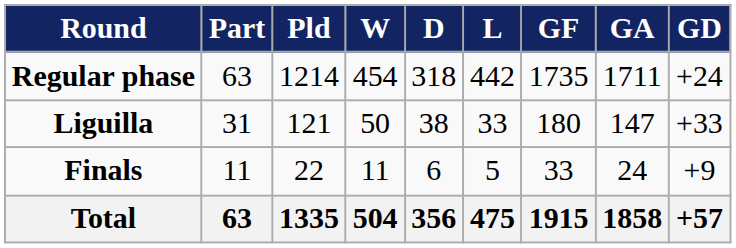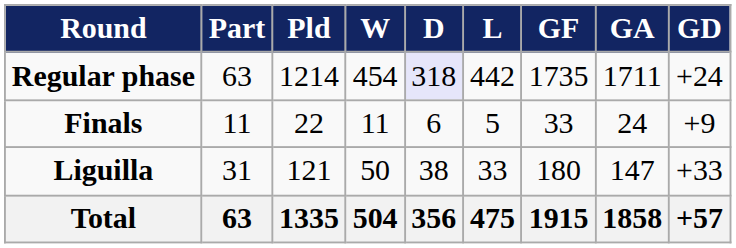(434, 75) no background -> (434, 75) lavender background
rows swapped: (103, 123) <-> (103, 170)
